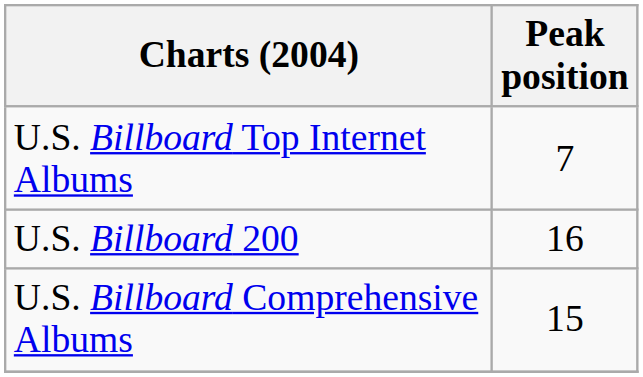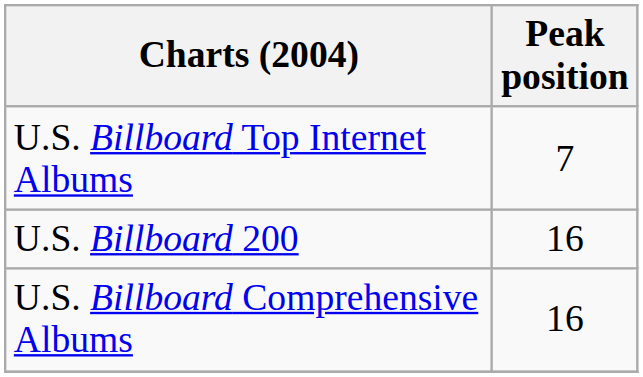(565, 318) 15 -> (565, 318) 16
